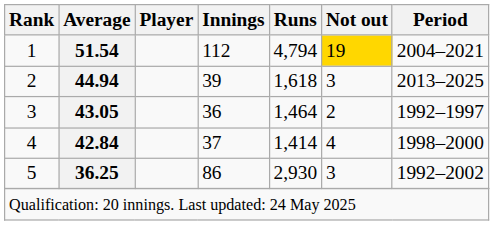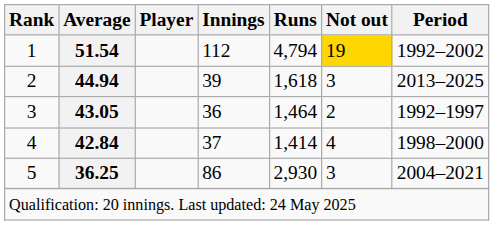(440, 50) 2004–2021 -> (440, 50) 1992–2002
(440, 173) 1992–2002 -> (440, 173) 2004–2021
